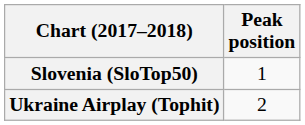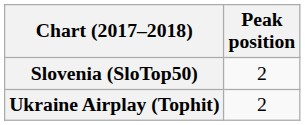(262, 73) 1 -> (262, 73) 2
